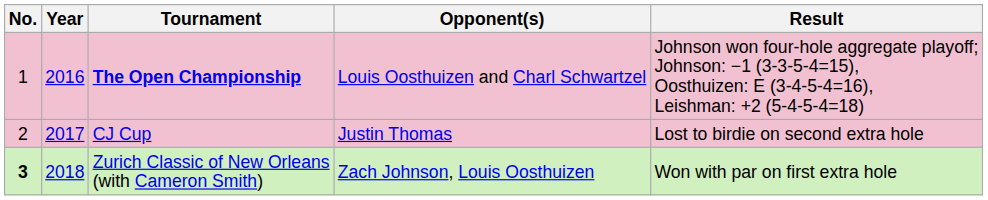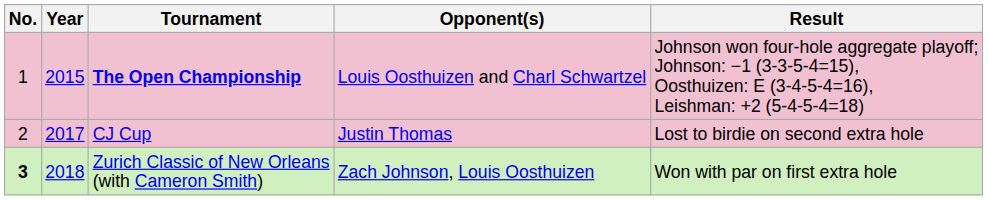(65, 76) 2016 -> (65, 76) 2015
